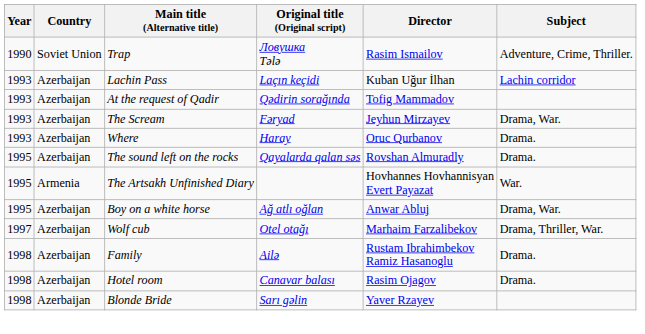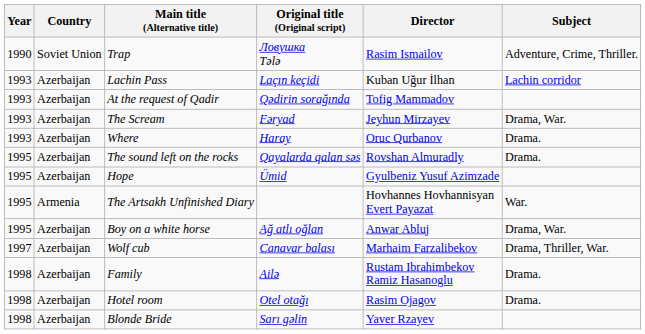+ row: (120, 176)
(284, 228) Otel otağı -> (297, 248) Canavar balası
(297, 280) Canavar balası -> (284, 300) Otel otağı
